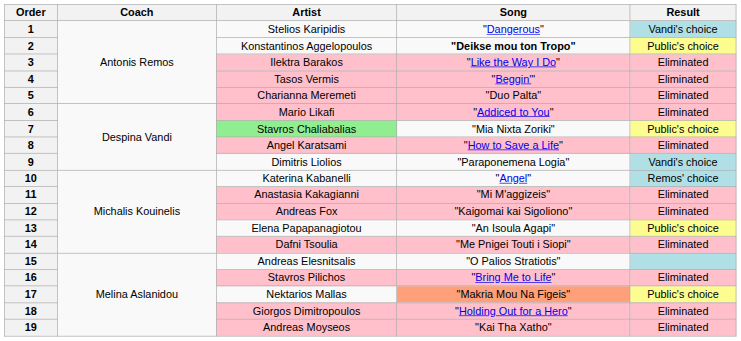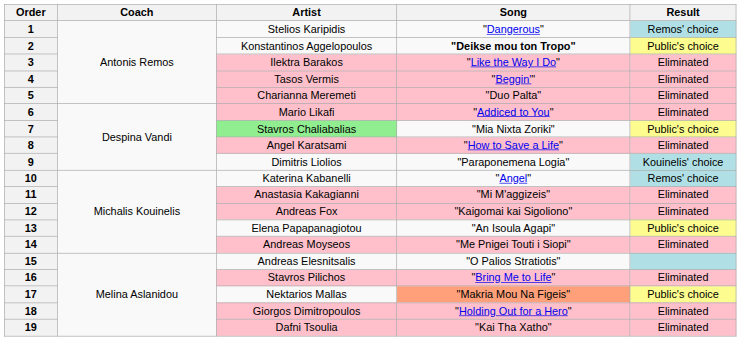(683, 29) Vandi's choice -> (683, 29) Remos' choice
(683, 162) Vandi's choice -> (683, 162) Kouinelis' choice
(307, 245) Dafni Tsoulia -> (307, 245) Andreas Moyseos
(307, 328) Andreas Moyseos -> (307, 328) Dafni Tsoulia
